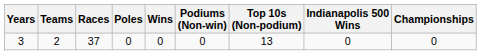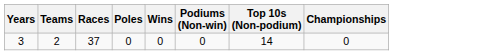- column: (348, 19)
(267, 42) 13 -> (267, 42) 14
